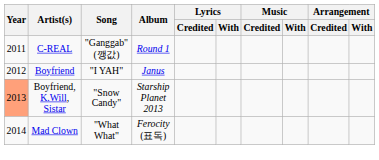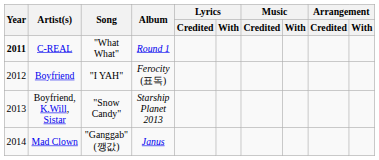(16, 49) normal -> (16, 48) bold
(106, 48) "Ganggab" (깽값) -> (106, 48) "What What"
(153, 71) Janus -> (153, 75) Ferocity (표독)
(16, 97) lightsalmon background -> (16, 108) no background
(106, 130) "What What" -> (106, 141) "Ganggab" (깽값)
(153, 130) Ferocity (표독) -> (153, 141) Janus
